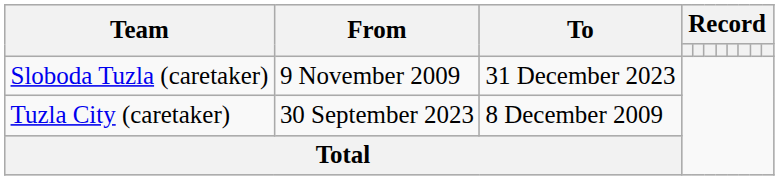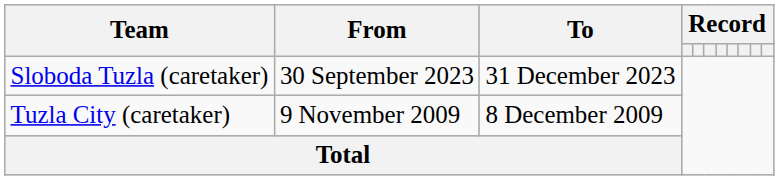(370, 75) 9 November 2009 -> (377, 75) 30 September 2023
(377, 114) 30 September 2023 -> (370, 114) 9 November 2009
